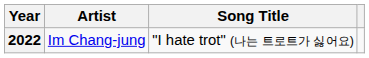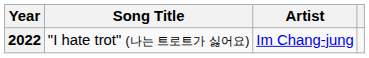columns swapped: (253, 16) <-> (97, 16)
